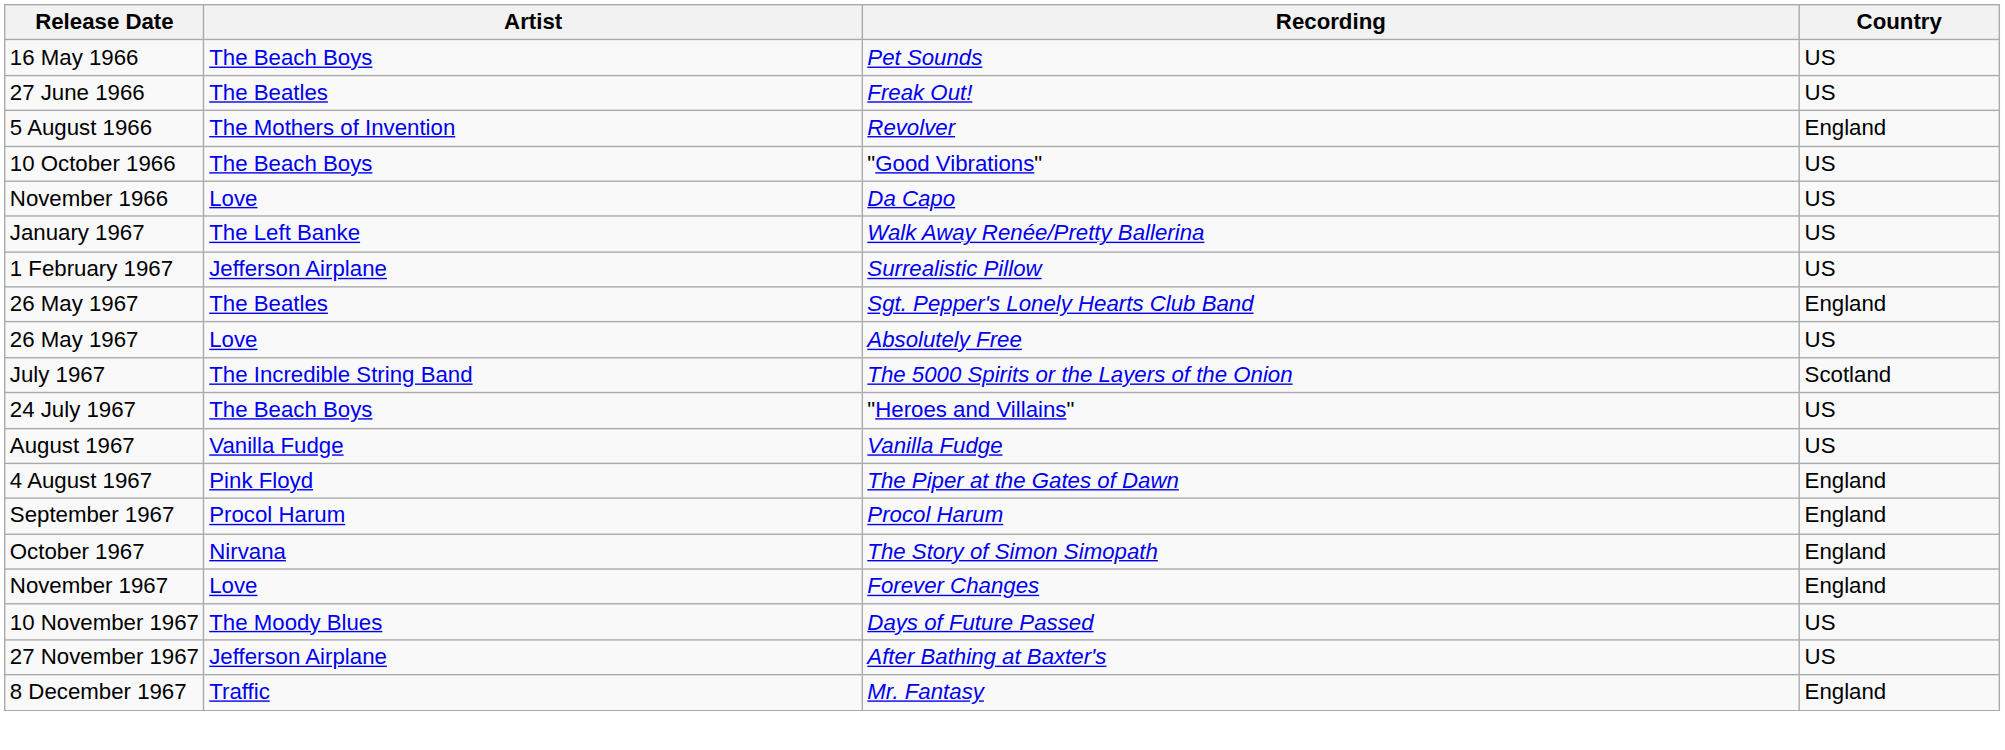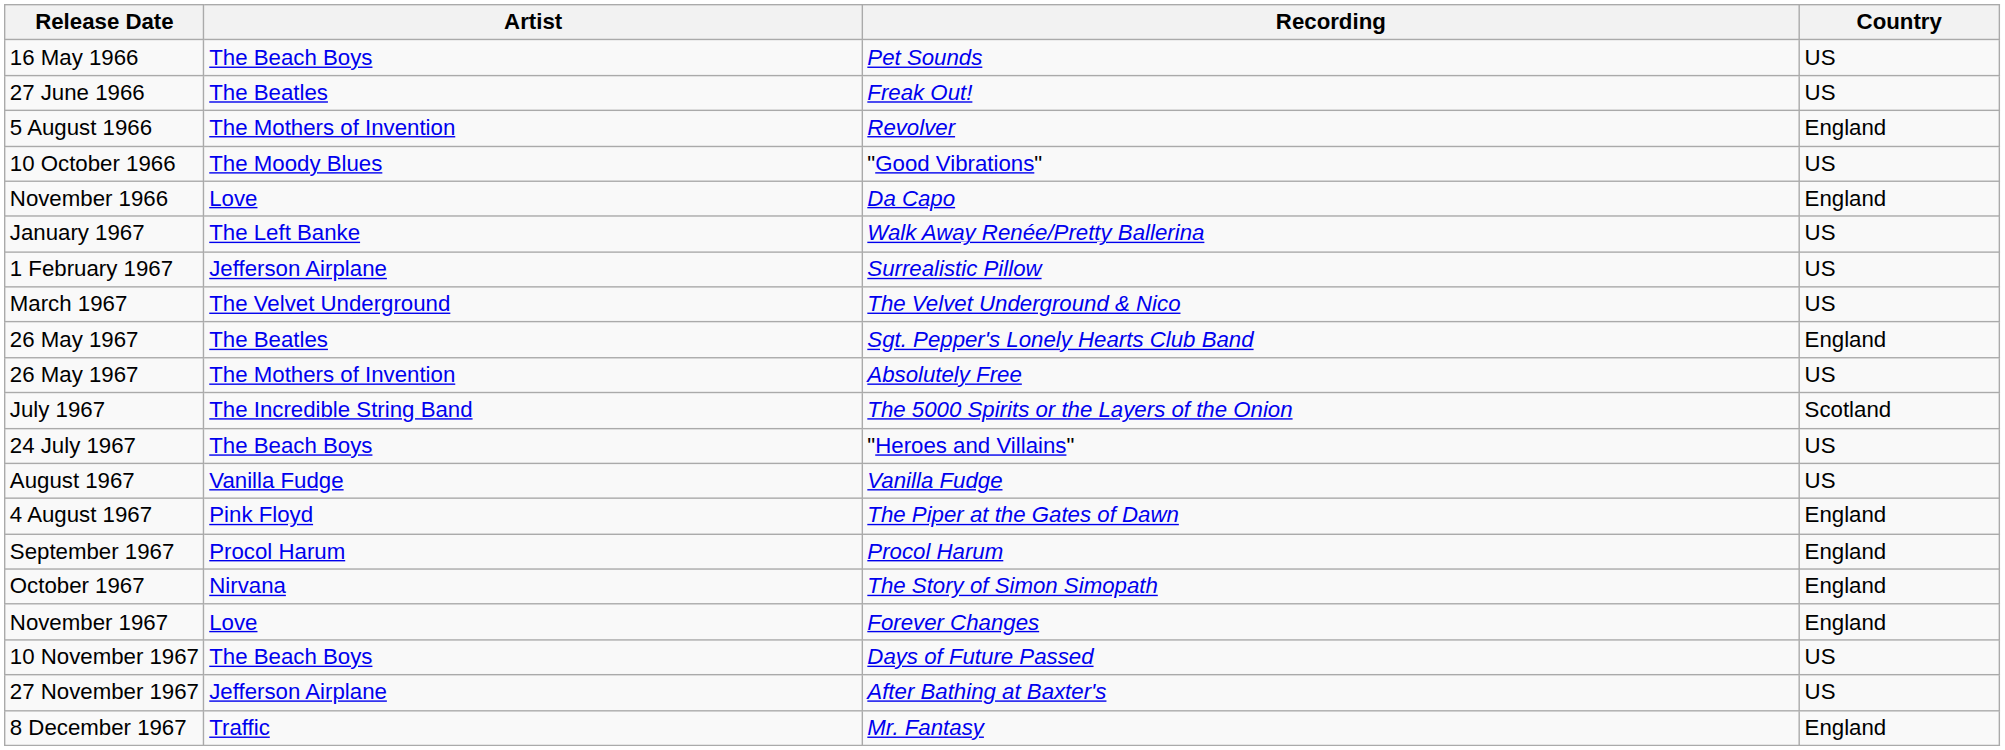(291, 163) The Beach Boys -> (296, 163) The Moody Blues
(1820, 198) US -> (1845, 198) England
+ row: (1024, 304)
(233, 339) Love -> (332, 374) The Mothers of Invention
(296, 621) The Moody Blues -> (291, 657) The Beach Boys
